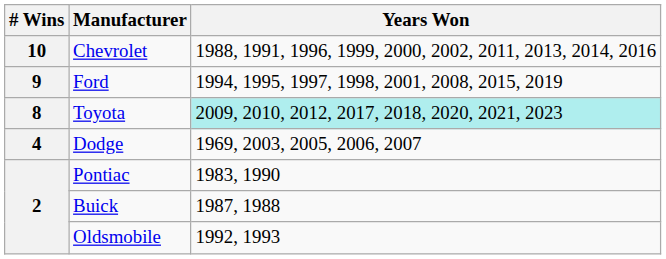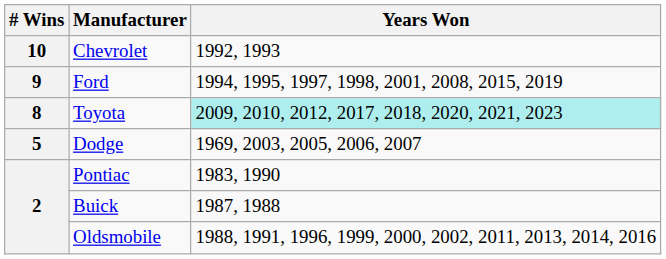(426, 51) 1988, 1991, 1996, 1999, 2000, 2002, 2011, 2013, 2014, 2016 -> (238, 51) 1992, 1993
(37, 144) 4 -> (37, 144) 5
(238, 237) 1992, 1993 -> (426, 237) 1988, 1991, 1996, 1999, 2000, 2002, 2011, 2013, 2014, 2016
